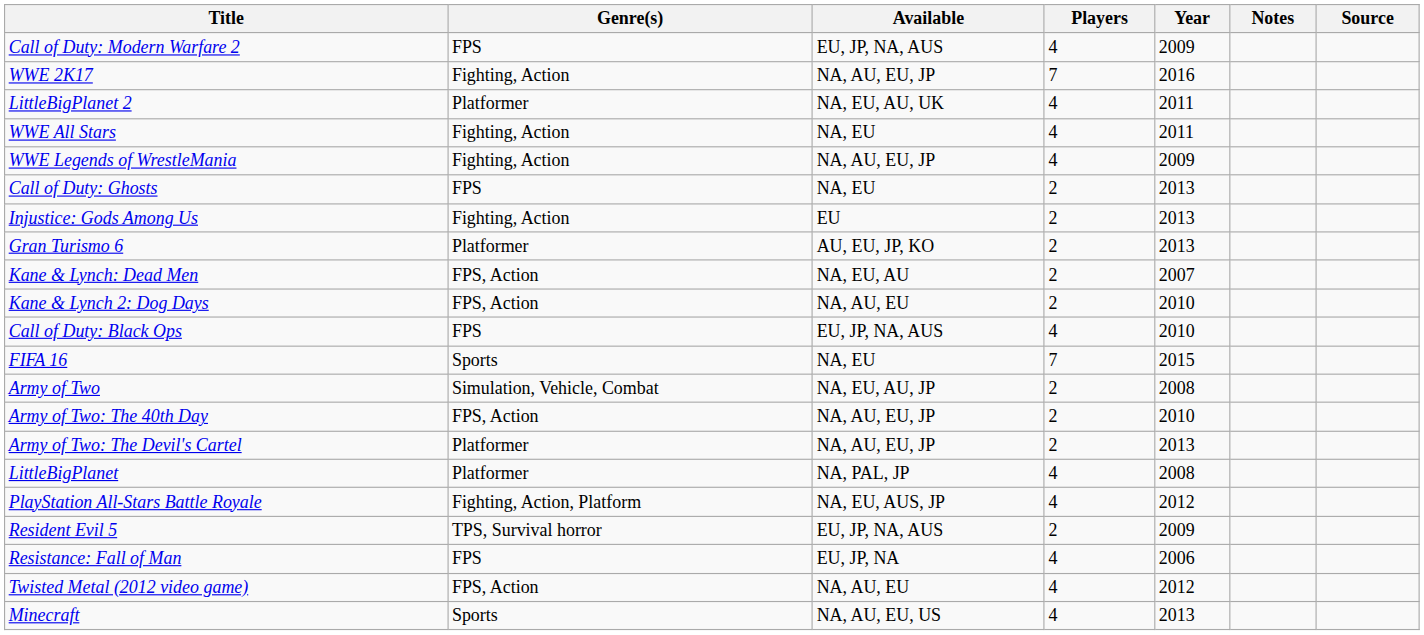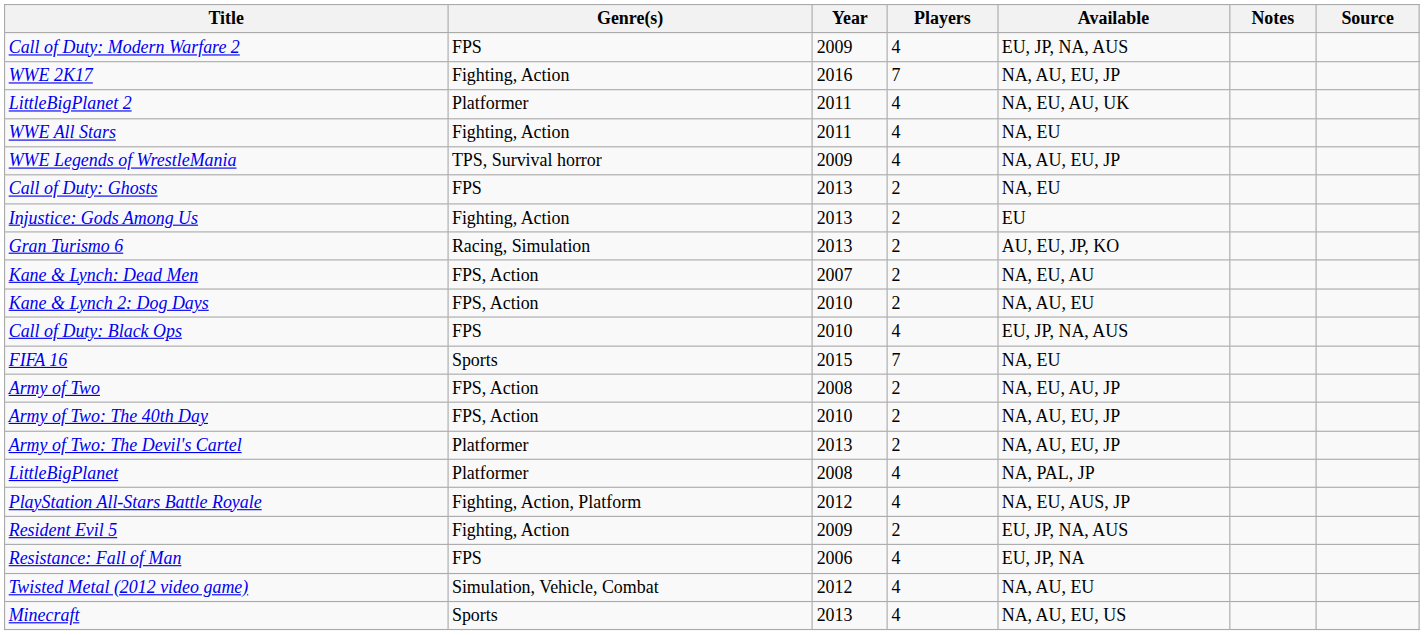columns swapped: (1192, 18) <-> (928, 18)
(511, 160) Fighting, Action -> (527, 160) TPS, Survival horror
(490, 246) Platformer -> (521, 246) Racing, Simulation
(555, 388) Simulation, Vehicle, Combat -> (495, 388) FPS, Action
(527, 530) TPS, Survival horror -> (511, 530) Fighting, Action
(495, 587) FPS, Action -> (555, 587) Simulation, Vehicle, Combat
